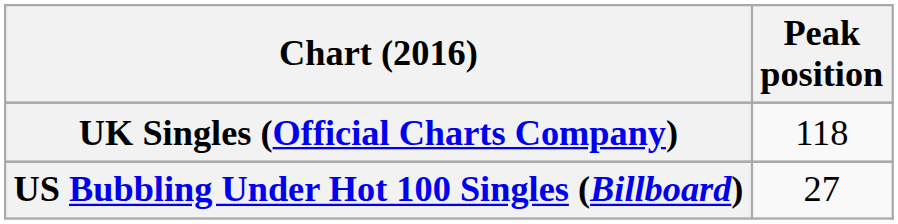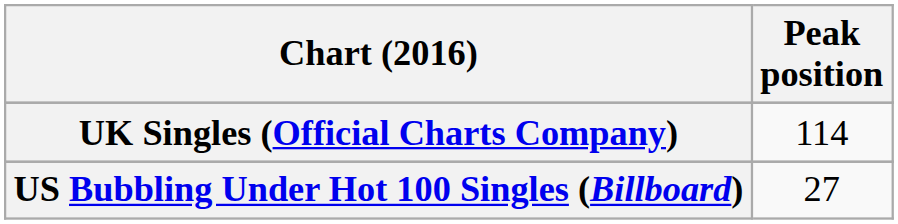(822, 131) 118 -> (822, 131) 114
